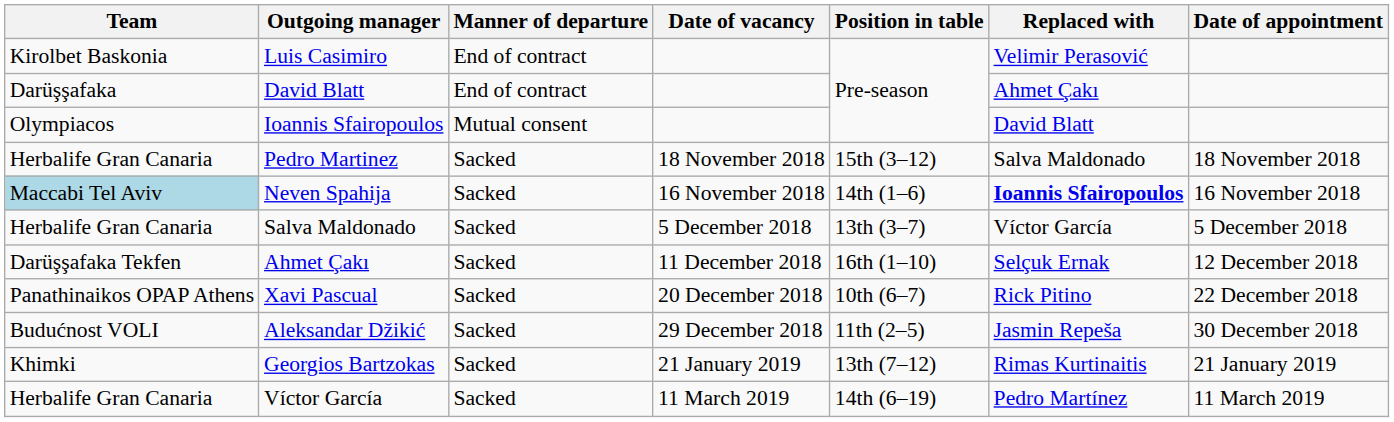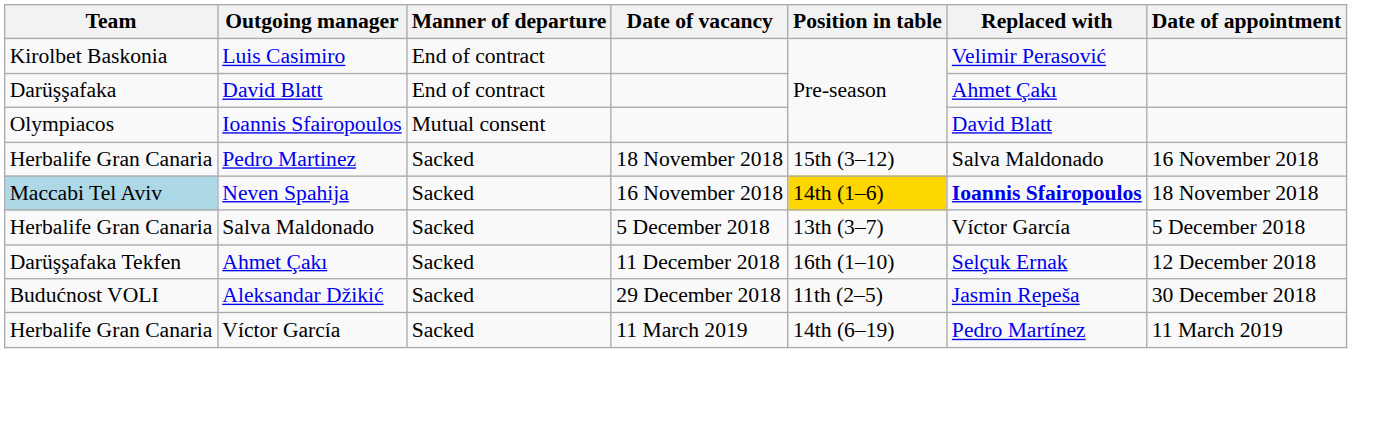(1277, 158) 18 November 2018 -> (1235, 158) 16 November 2018
(880, 192) no background -> (838, 192) gold background
(1277, 192) 16 November 2018 -> (1235, 192) 18 November 2018
- row: (321, 295)
- row: (349, 364)
